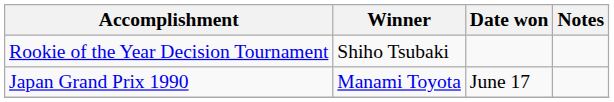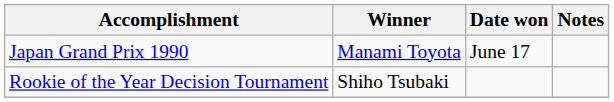rows swapped: (99, 81) <-> (169, 50)
